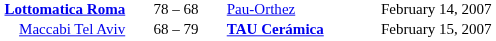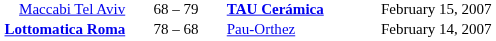rows swapped: (65, 9) <-> (72, 29)
